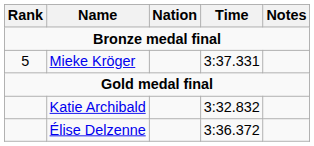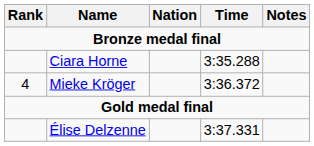+ row: (88, 61)
(25, 61) 5 -> (25, 84) 4
(232, 61) 3:37.331 -> (232, 84) 3:36.372
- row: (98, 107)
(232, 130) 3:36.372 -> (232, 130) 3:37.331
